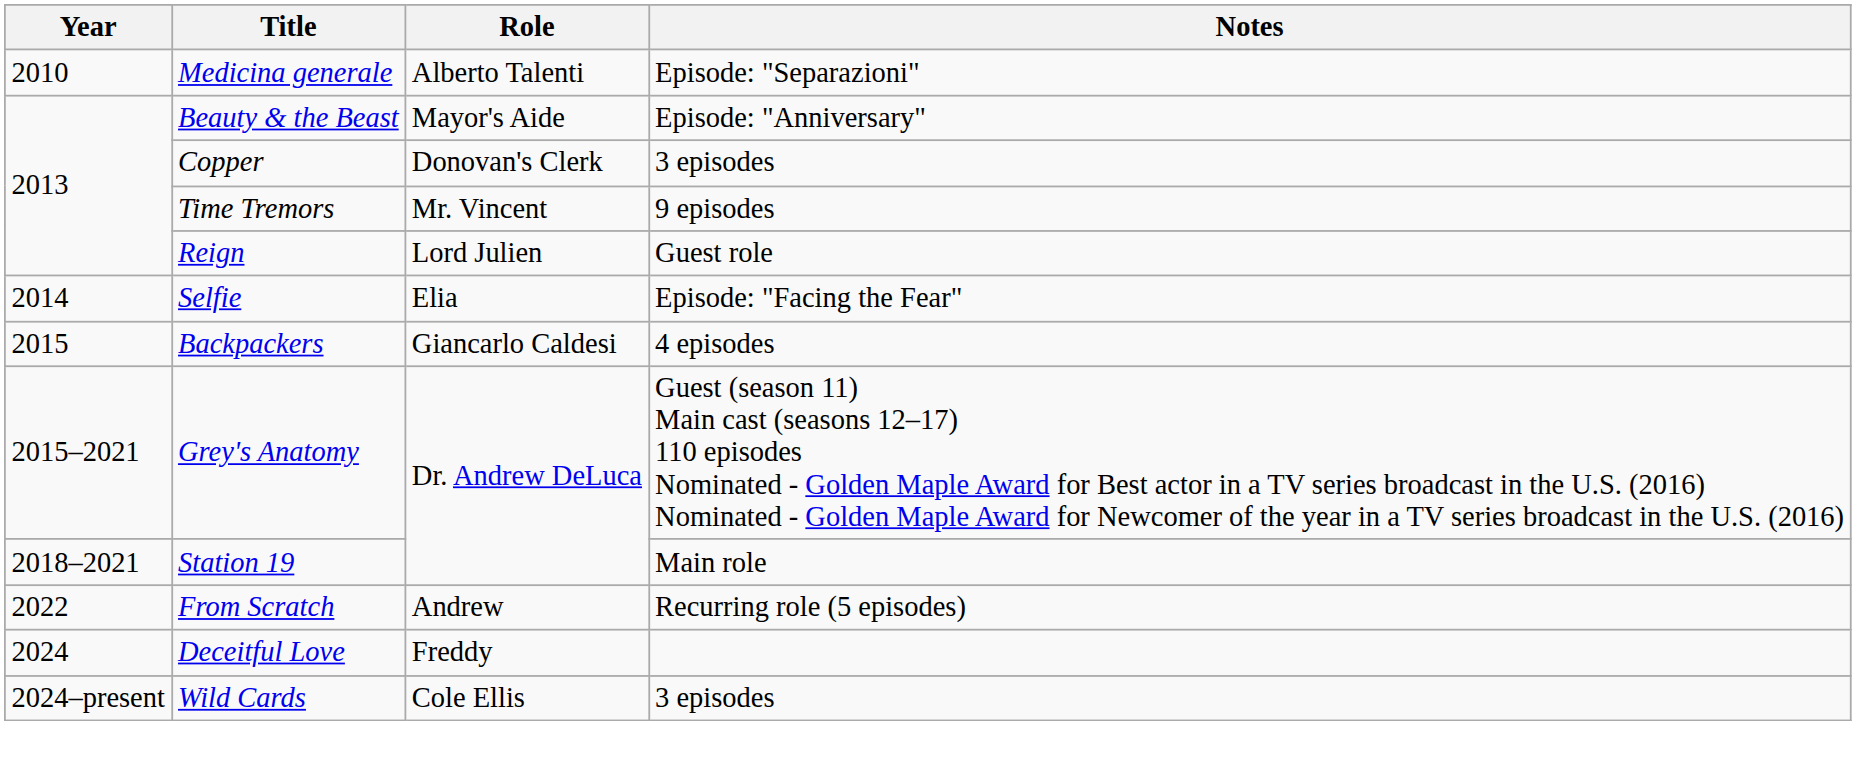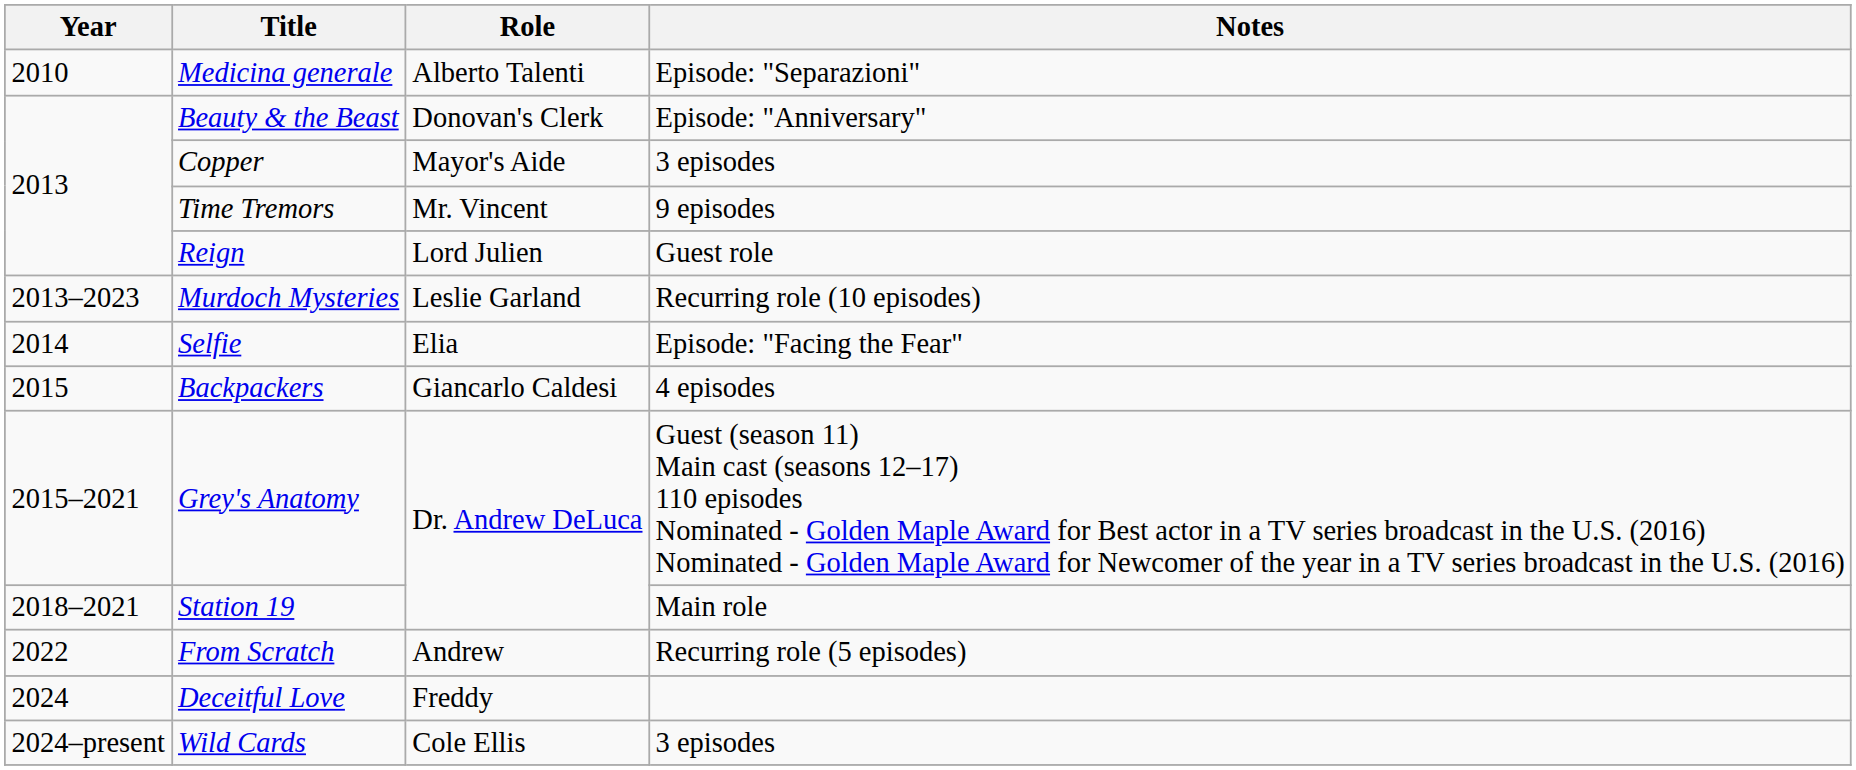(488, 117) Mayor's Aide -> (508, 117) Donovan's Clerk
(507, 162) Donovan's Clerk -> (489, 162) Mayor's Aide
+ row: (289, 298)
